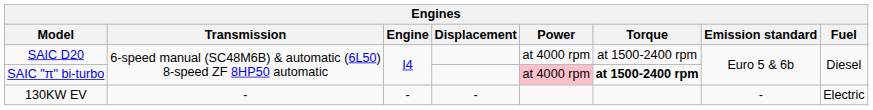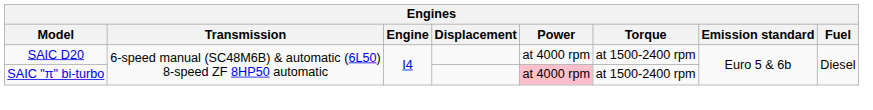(647, 74) bold -> (646, 74) normal
- row: (56, 94)
